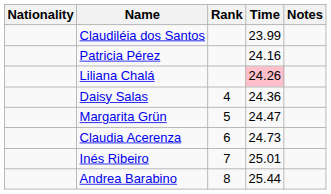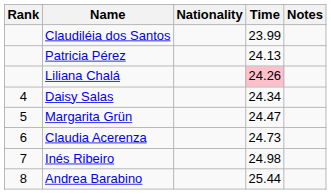columns swapped: (227, 14) <-> (41, 14)
(265, 55) 24.16 -> (265, 55) 24.13
(265, 96) 24.36 -> (265, 96) 24.34
(265, 158) 25.01 -> (265, 158) 24.98
